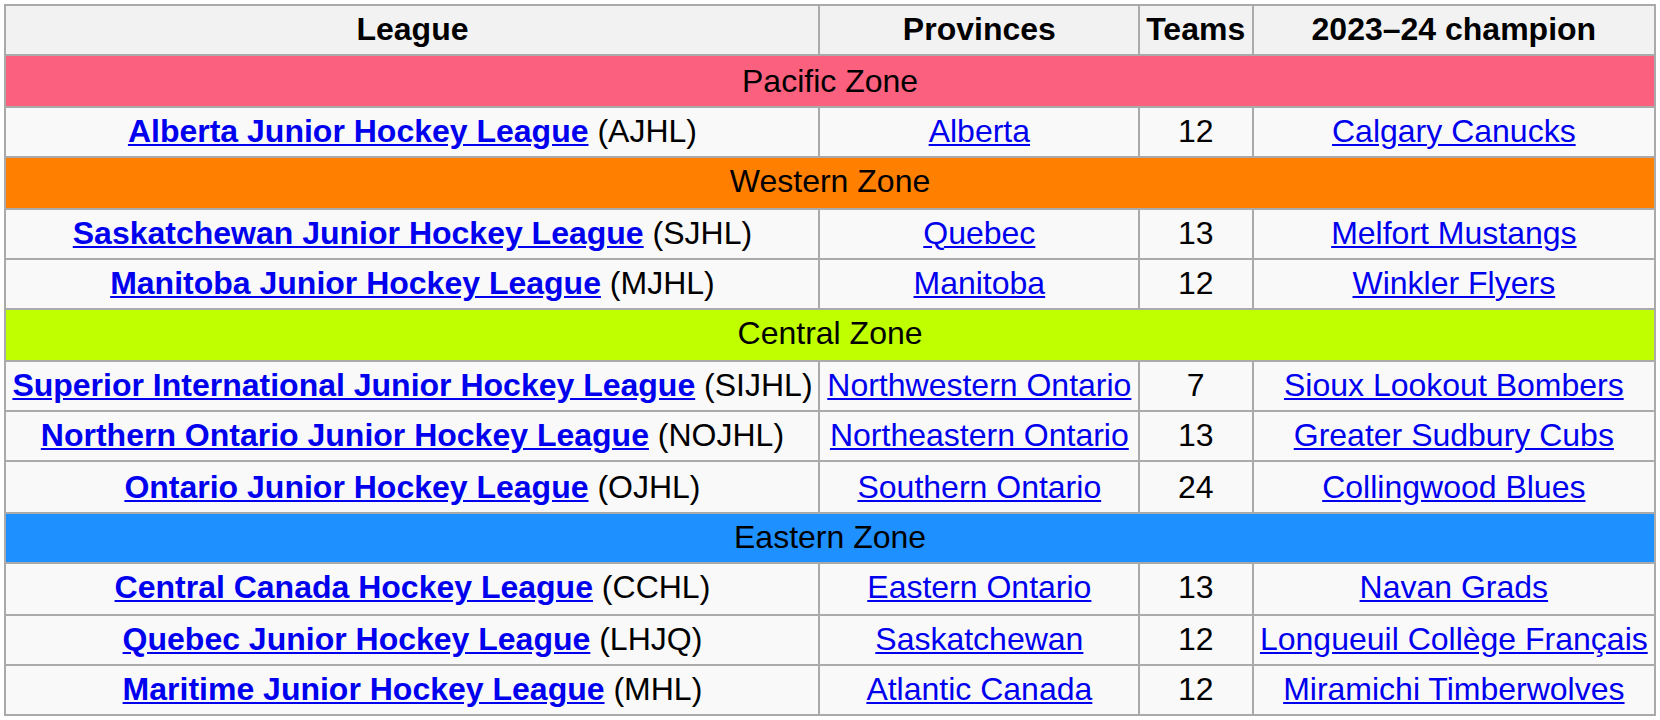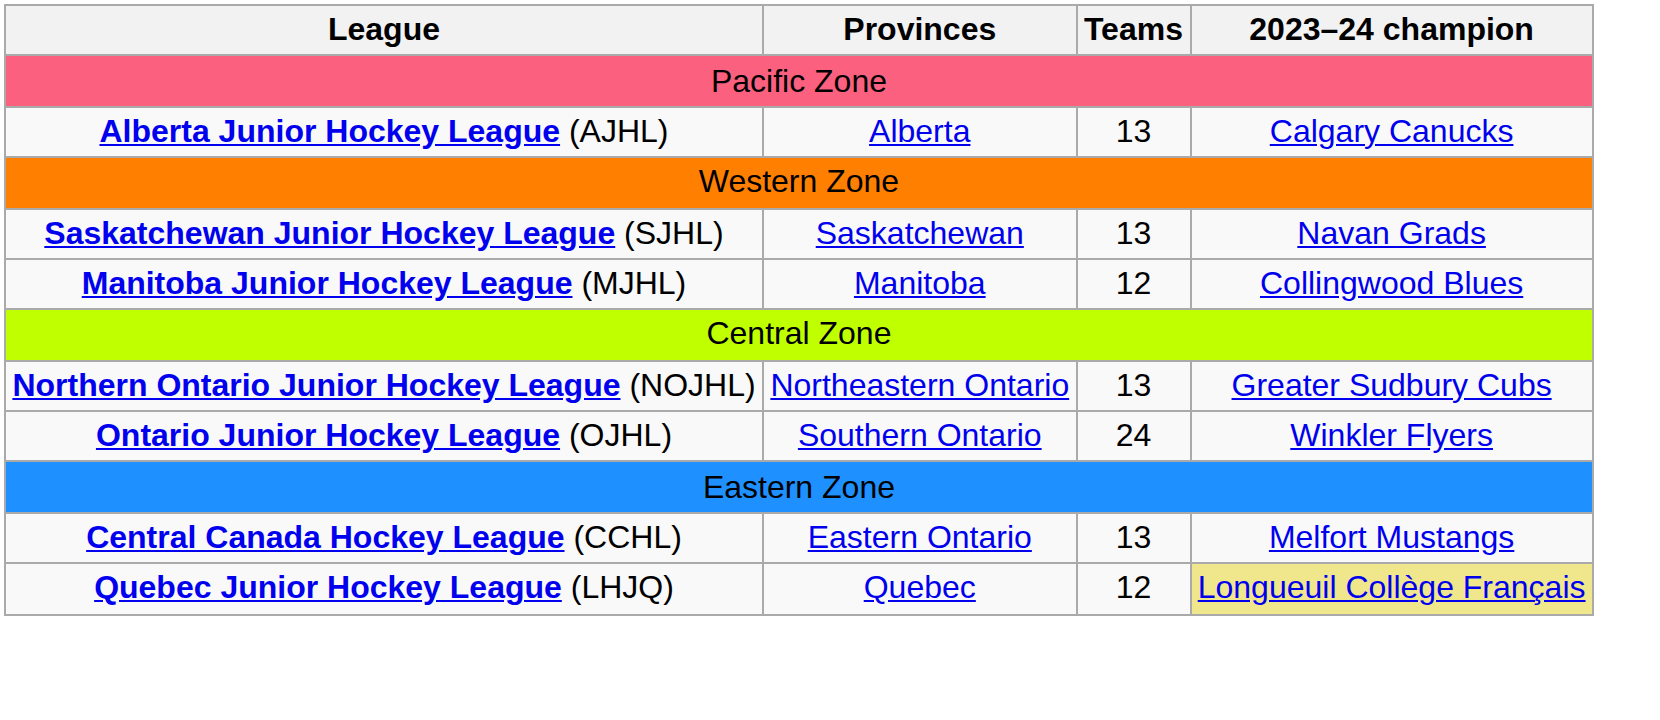(1196, 131) 12 -> (1133, 131) 13
(979, 232) Quebec -> (920, 232) Saskatchewan
(1454, 232) Melfort Mustangs -> (1392, 232) Navan Grads
(1454, 283) Winkler Flyers -> (1392, 283) Collingwood Blues
- row: (412, 385)
(1454, 486) Collingwood Blues -> (1392, 435) Winkler Flyers
(1454, 588) Navan Grads -> (1392, 537) Melfort Mustangs
(979, 638) Saskatchewan -> (920, 588) Quebec
(1454, 638) no background -> (1392, 588) khaki background
- row: (412, 689)
